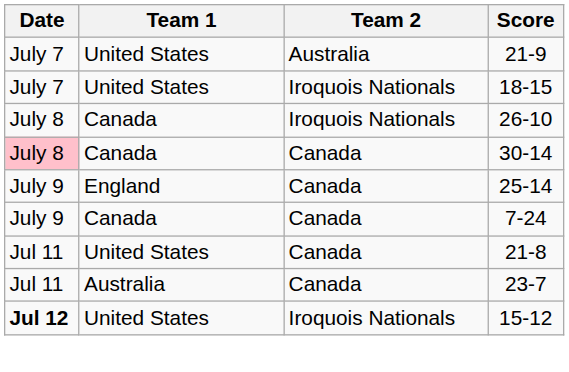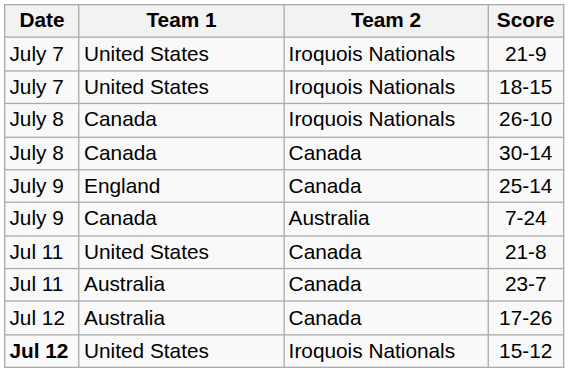(329, 53) Australia -> (372, 53) Iroquois Nationals
(37, 152) pink background -> (37, 152) no background
(325, 218) Canada -> (329, 218) Australia
+ row: (526, 317)
